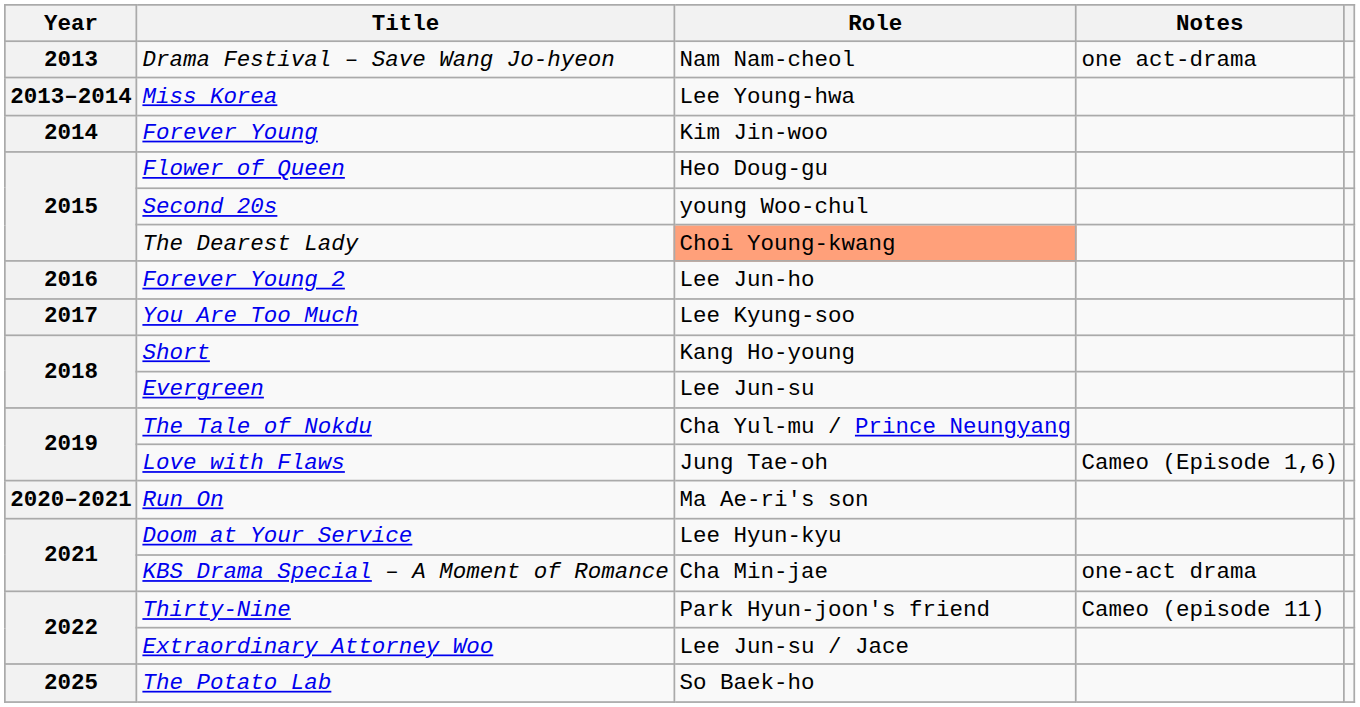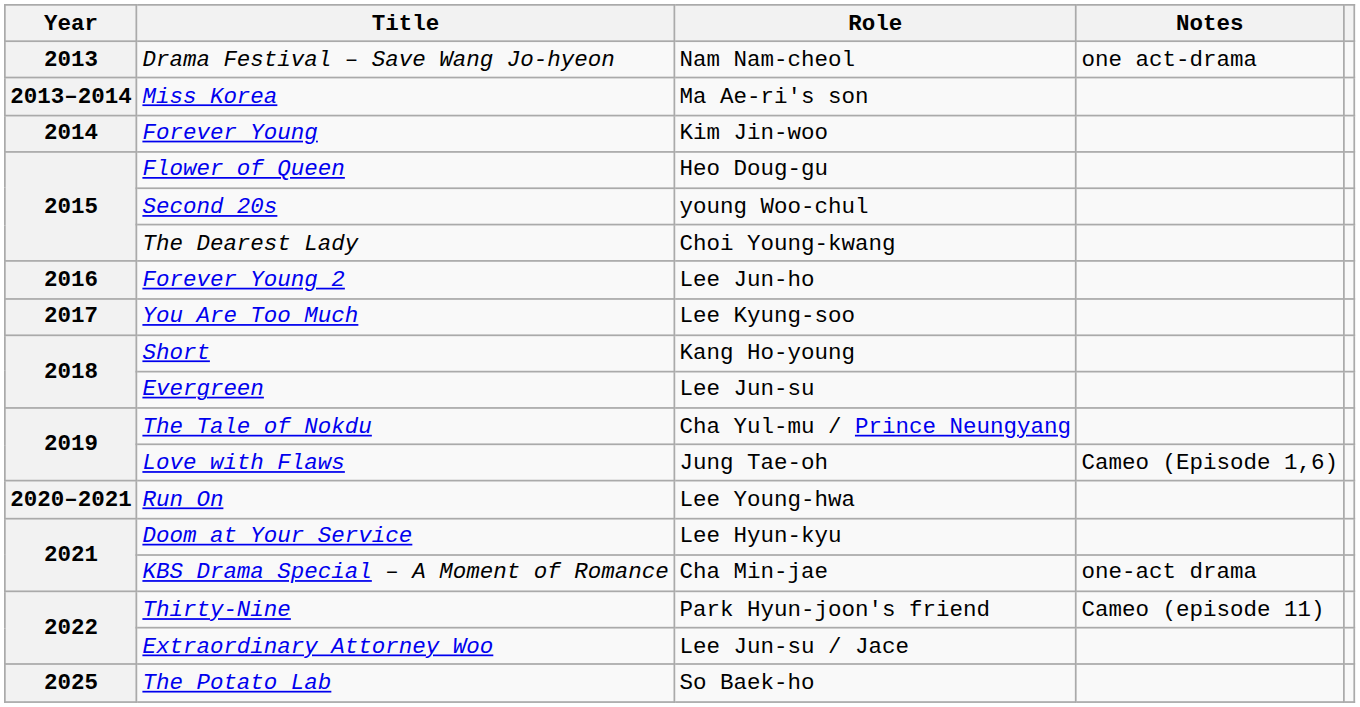(767, 97) Lee Young-hwa -> (774, 97) Ma Ae-ri's son
(787, 243) lightsalmon background -> (787, 243) no background
(774, 500) Ma Ae-ri's son -> (767, 500) Lee Young-hwa
